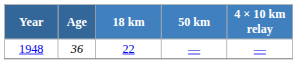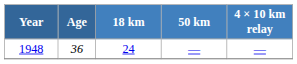(129, 49) 22 -> (129, 49) 24
